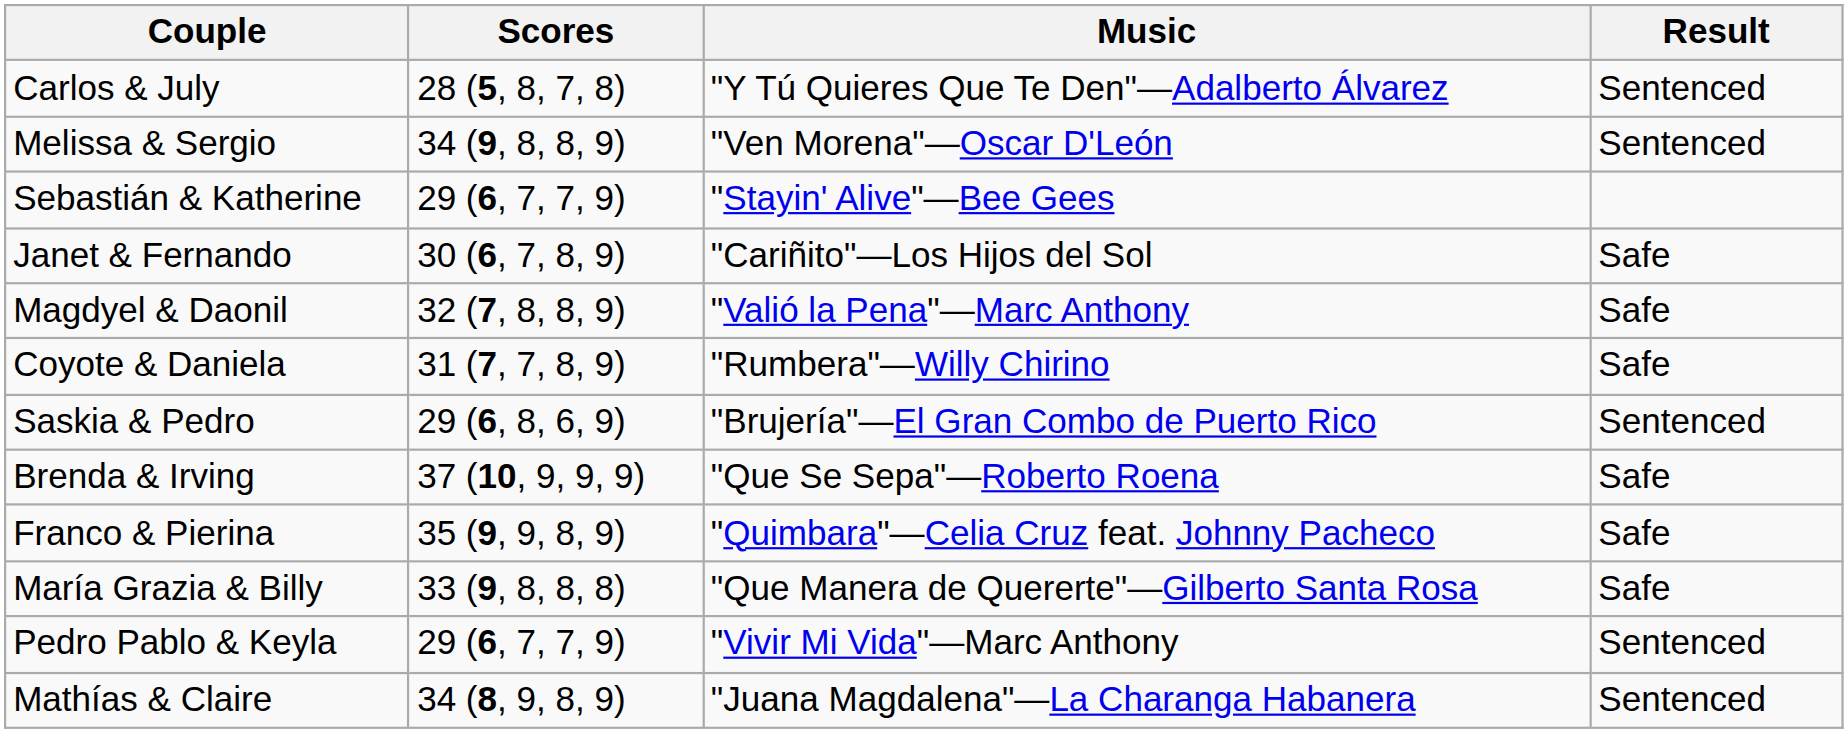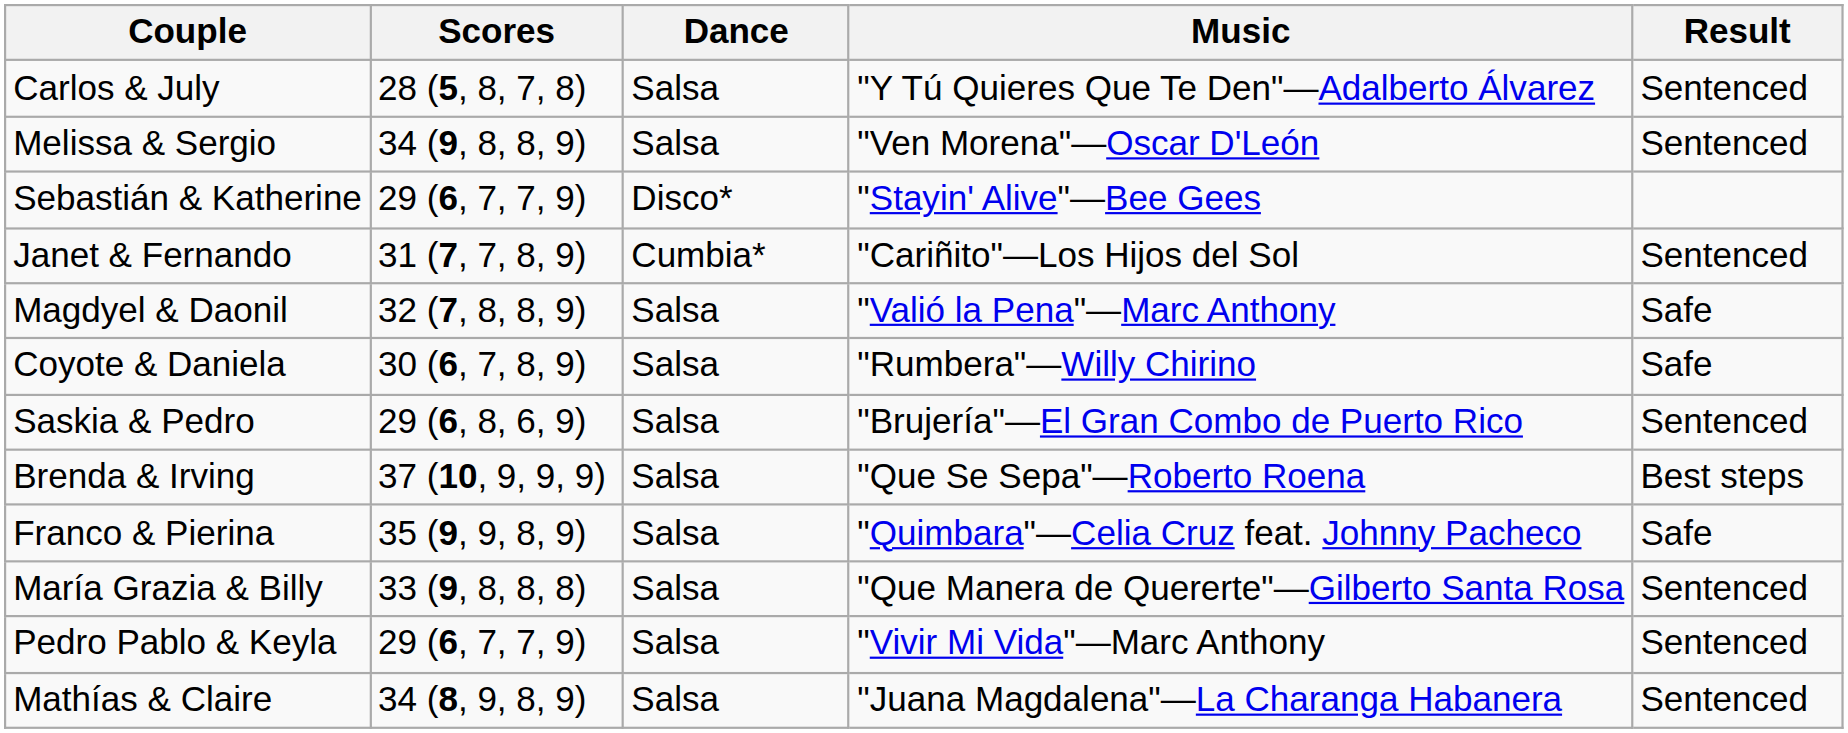+ column: (736, 32)
(521, 254) 30 (6, 7, 8, 9) -> (482, 254) 31 (7, 7, 8, 9)
(1634, 254) Safe -> (1724, 254) Sentenced
(521, 365) 31 (7, 7, 8, 9) -> (482, 365) 30 (6, 7, 8, 9)
(1634, 476) Safe -> (1722, 476) Best steps
(1634, 587) Safe -> (1724, 587) Sentenced
